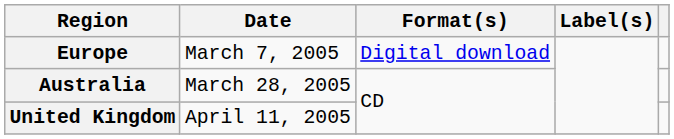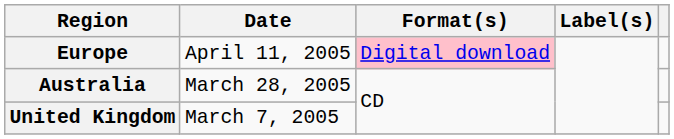(262, 53) March 7, 2005 -> (268, 53) April 11, 2005
(455, 53) no background -> (455, 53) pink background
(268, 117) April 11, 2005 -> (262, 117) March 7, 2005
